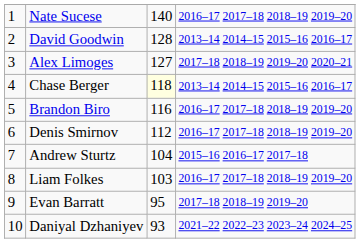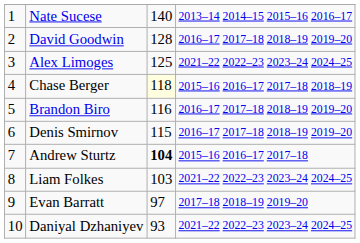(265, 16) 2016–17 2017–18 2018–19 2019–20 -> (265, 16) 2013–14 2014–15 2015–16 2016–17
(265, 39) 2013–14 2014–15 2015–16 2016–17 -> (265, 39) 2016–17 2017–18 2018–19 2019–20
(161, 62) 127 -> (161, 62) 125
(265, 62) 2017–18 2018–19 2019–20 2020–21 -> (265, 62) 2021–22 2022–23 2023–24 2024–25
(265, 86) 2013–14 2014–15 2015–16 2016–17 -> (265, 86) 2015–16 2016–17 2017–18 2018–19
(161, 132) 112 -> (161, 132) 115
(161, 156) normal -> (161, 156) bold
(265, 179) 2016–17 2017–18 2018–19 2019–20 -> (265, 179) 2021–22 2022–23 2023–24 2024–25
(158, 202) 95 -> (158, 202) 97
